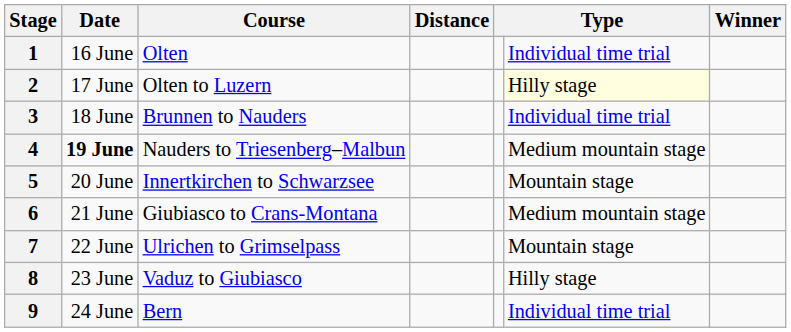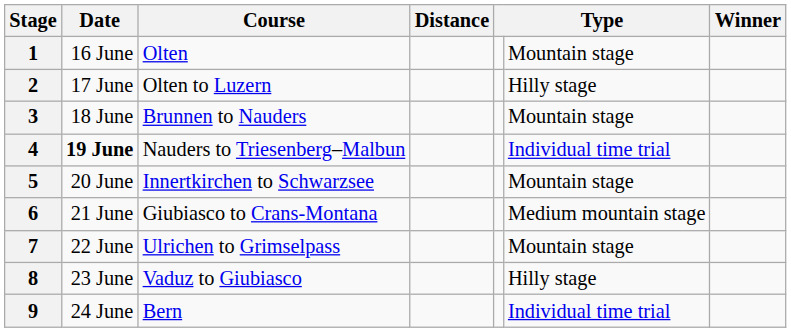(589, 52) Individual time trial -> (571, 52) Mountain stage
(552, 85) lightyellow background -> (552, 85) no background
(589, 117) Individual time trial -> (571, 117) Mountain stage
(607, 149) Medium mountain stage -> (589, 149) Individual time trial
